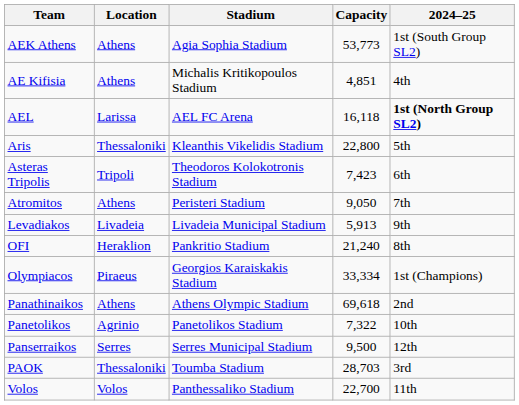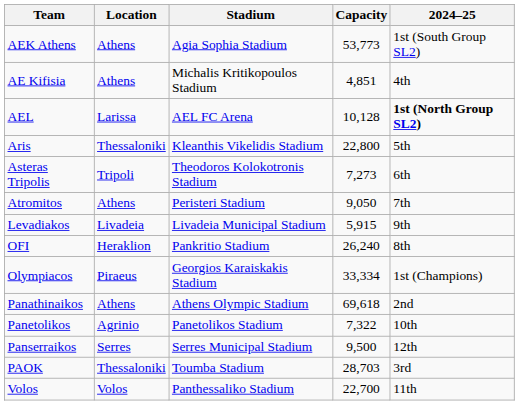(361, 116) 16,118 -> (361, 116) 10,128
(361, 174) 7,423 -> (361, 174) 7,273
(361, 224) 5,913 -> (361, 224) 5,915
(361, 246) 21,240 -> (361, 246) 26,240
